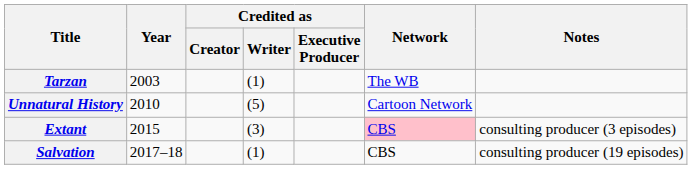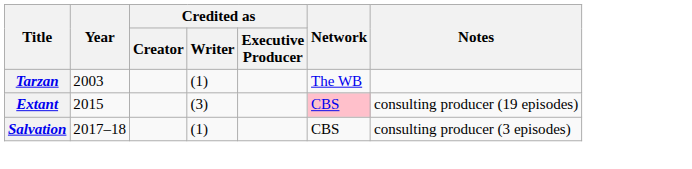- row: (65, 104)
(578, 128) consulting producer (3 episodes) -> (476, 104) consulting producer (19 episodes)
(581, 152) consulting producer (19 episodes) -> (472, 128) consulting producer (3 episodes)
